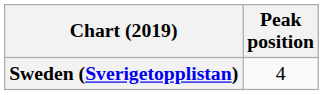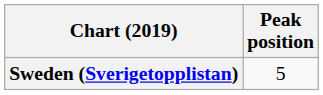(281, 73) 4 -> (281, 73) 5
